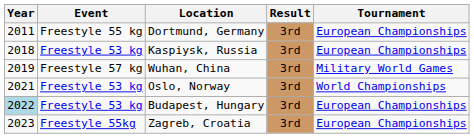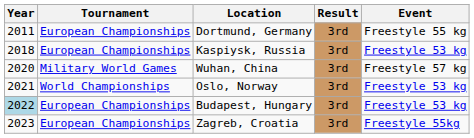columns swapped: (391, 14) <-> (91, 14)
(21, 69) 2019 -> (21, 69) 2020
